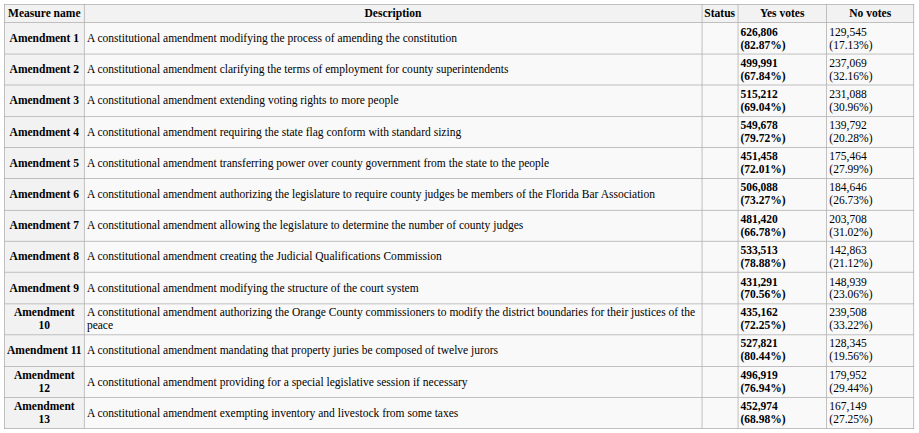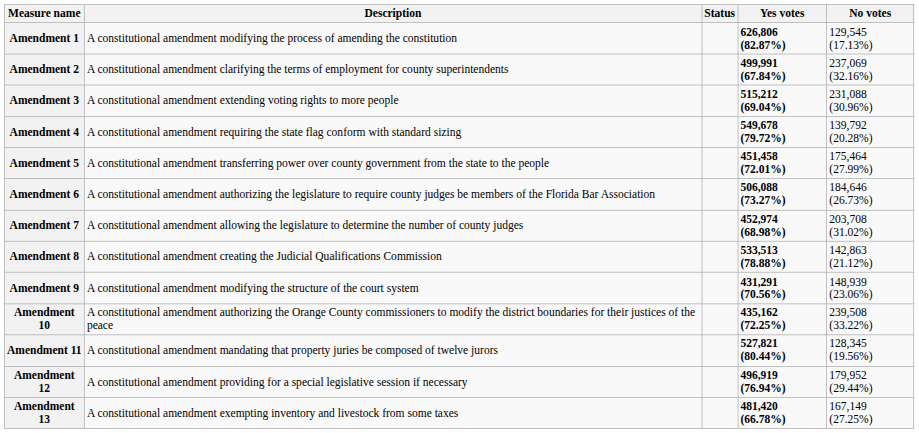(763, 225) 481,420 (66.78%) -> (763, 225) 452,974 (68.98%)
(763, 413) 452,974 (68.98%) -> (763, 413) 481,420 (66.78%)
